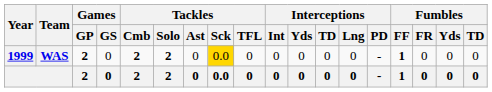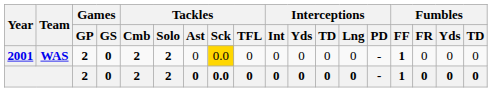(20, 55) 1999 -> (20, 55) 2001
(108, 55) normal -> (108, 55) bold
